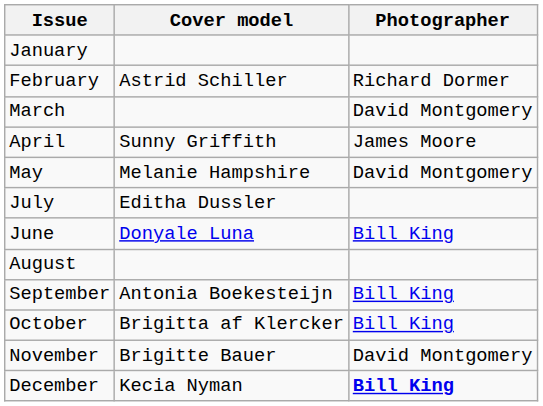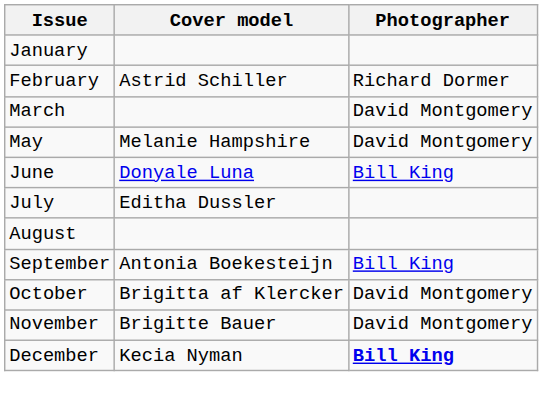- row: (37, 142)
rows swapped: (32, 234) <-> (32, 203)
(403, 325) Bill King -> (443, 295) David Montgomery
